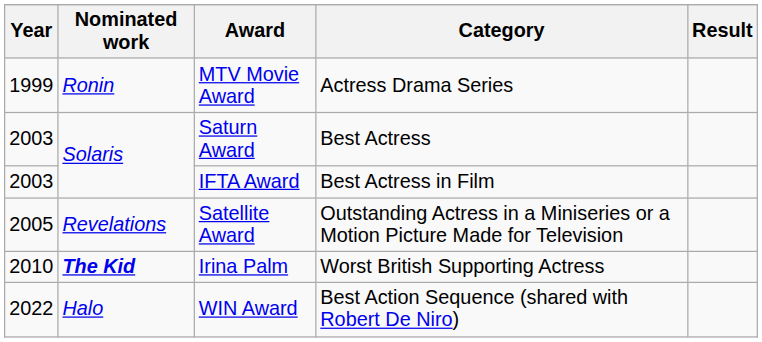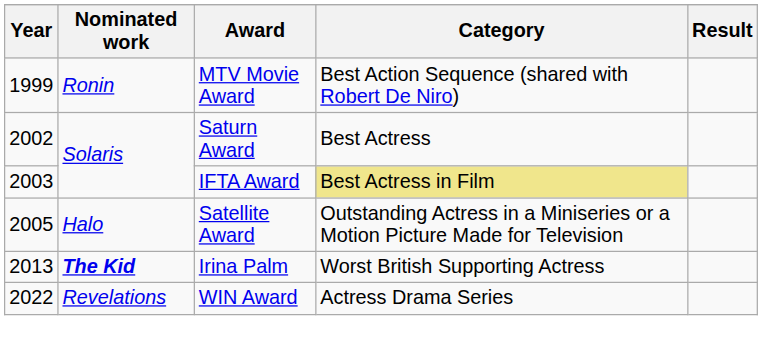(417, 85) Actress Drama Series -> (474, 85) Best Action Sequence (shared with Robert De Niro)
(31, 138) 2003 -> (31, 138) 2002
(407, 181) no background -> (407, 181) khaki background
(114, 224) Revelations -> (83, 224) Halo
(31, 266) 2010 -> (31, 266) 2013
(83, 309) Halo -> (114, 298) Revelations
(474, 309) Best Action Sequence (shared with Robert De Niro) -> (417, 298) Actress Drama Series
